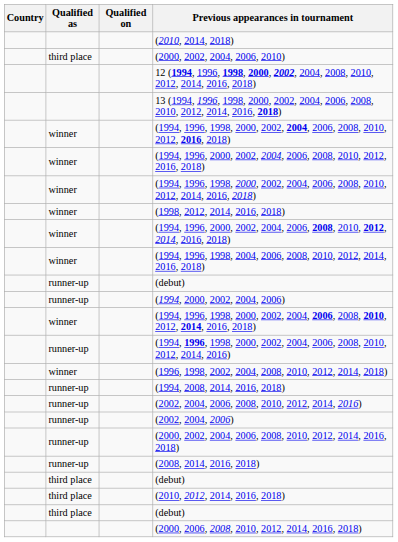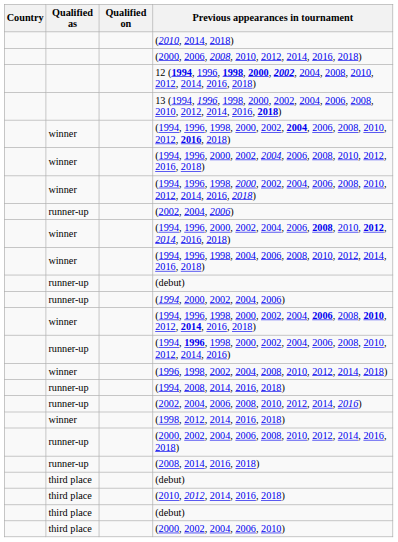rows swapped: (72, 529) <-> (70, 56)
rows swapped: (63, 211) <-> (68, 420)
